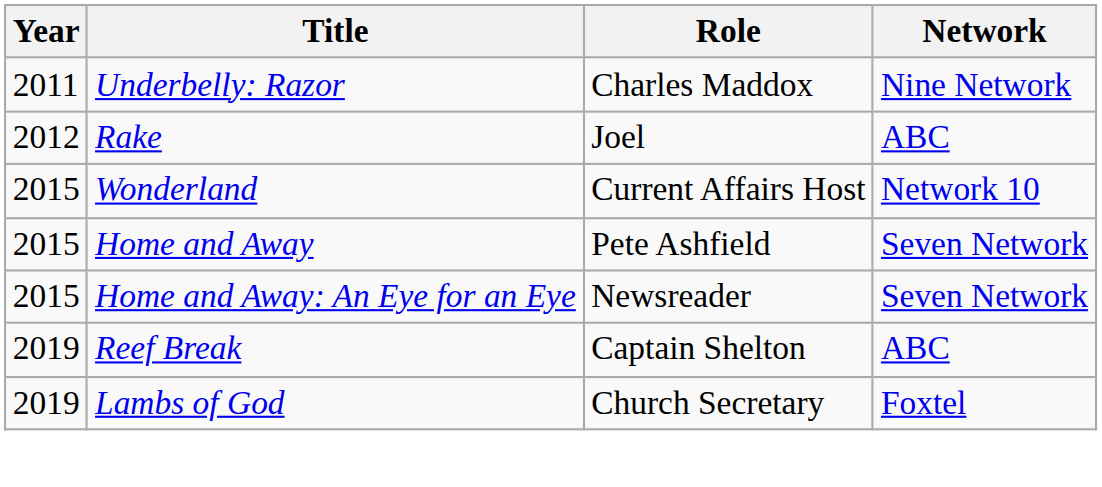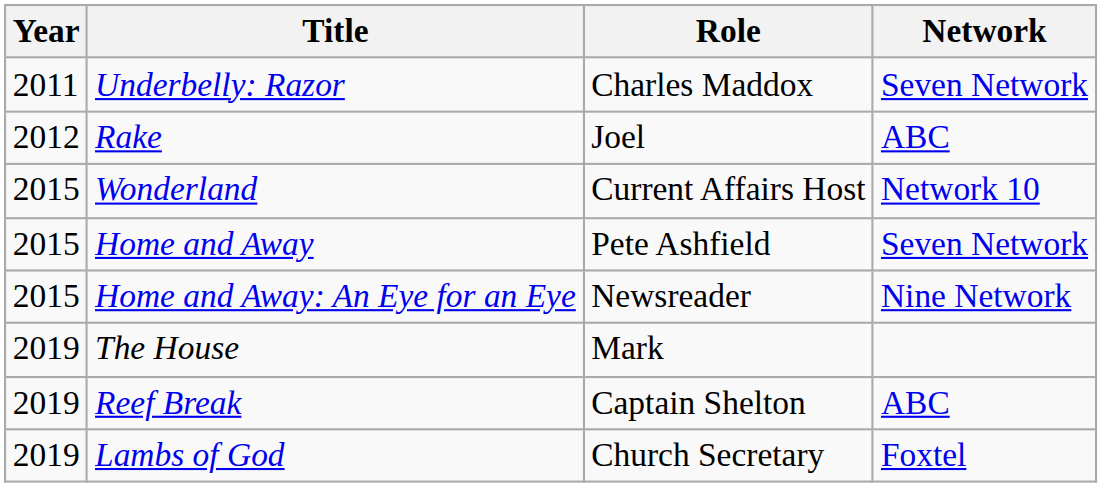(976, 84) Nine Network -> (985, 84) Seven Network
(985, 296) Seven Network -> (976, 296) Nine Network
+ row: (167, 349)
